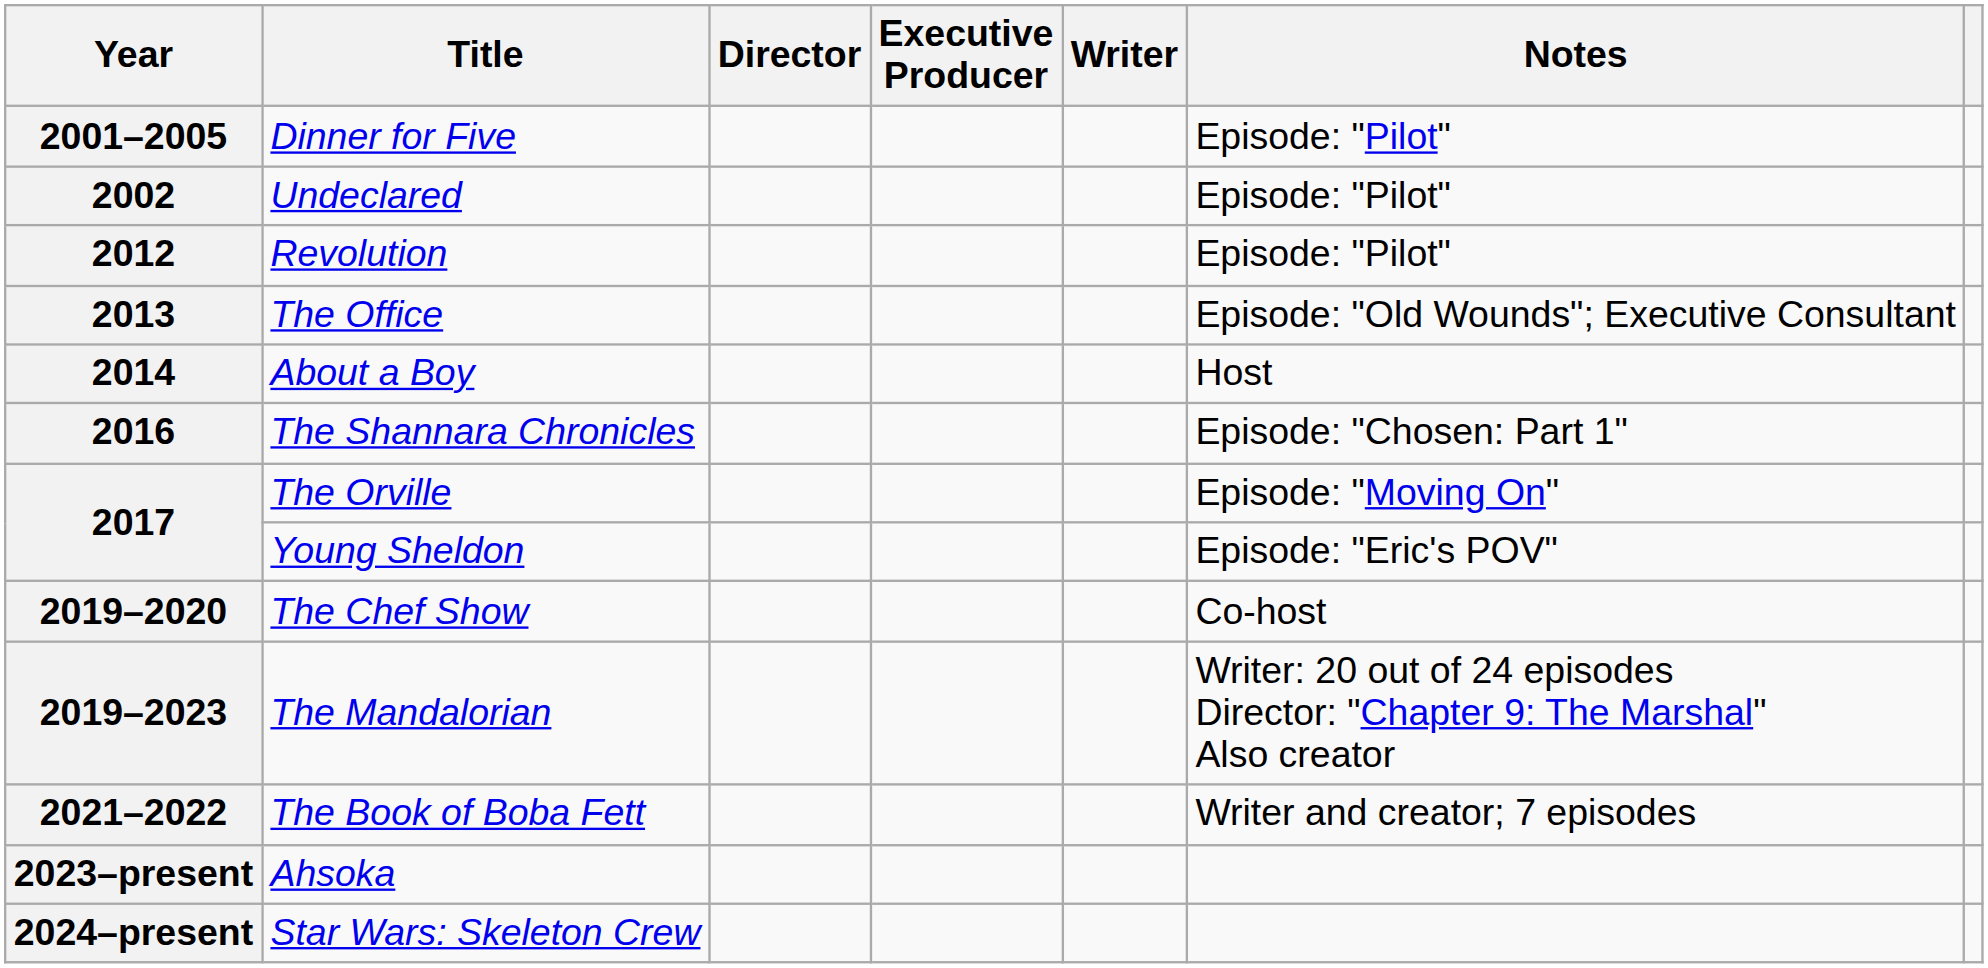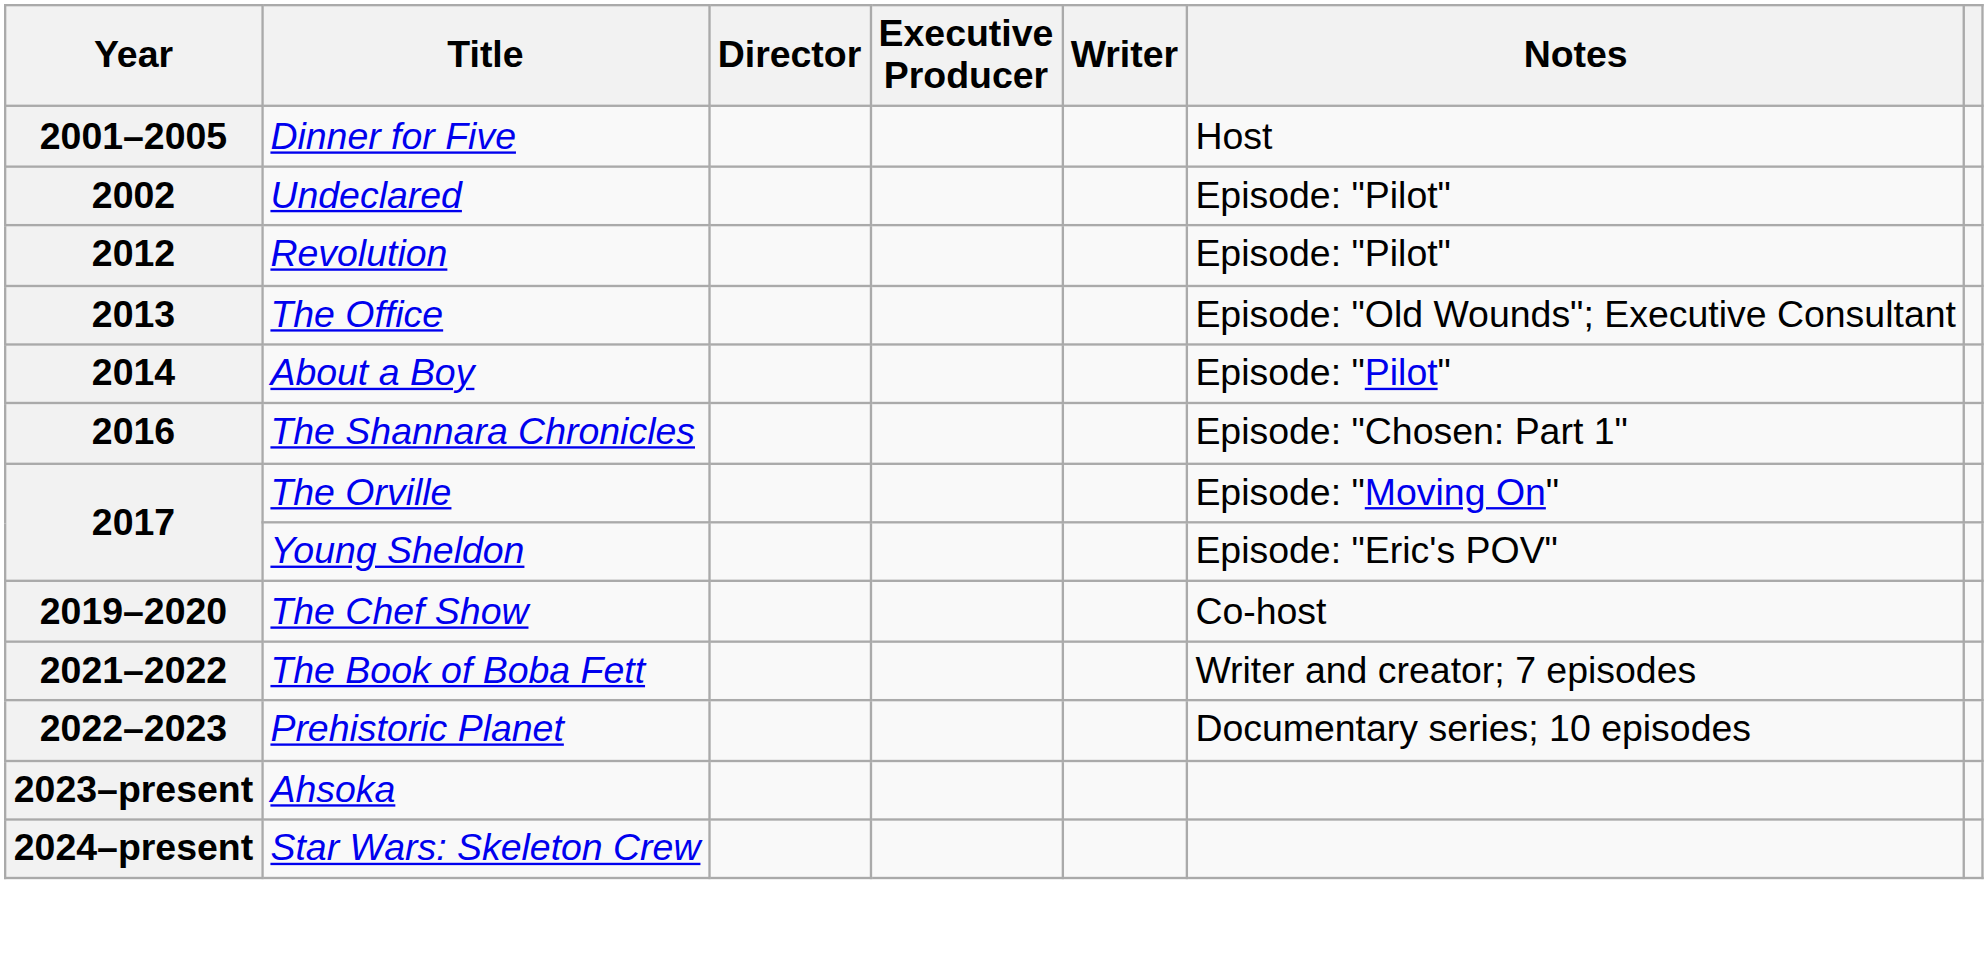(1323, 135) Episode: "Pilot" -> (1234, 135) Host
(1234, 373) Host -> (1323, 373) Episode: "Pilot"
- row: (133, 712)
+ row: (133, 729)
